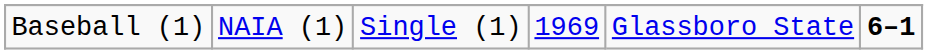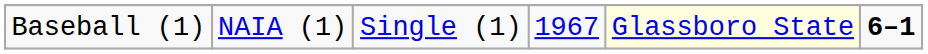(567, 27) 1969 -> (567, 27) 1967
(733, 27) no background -> (733, 27) lightyellow background
